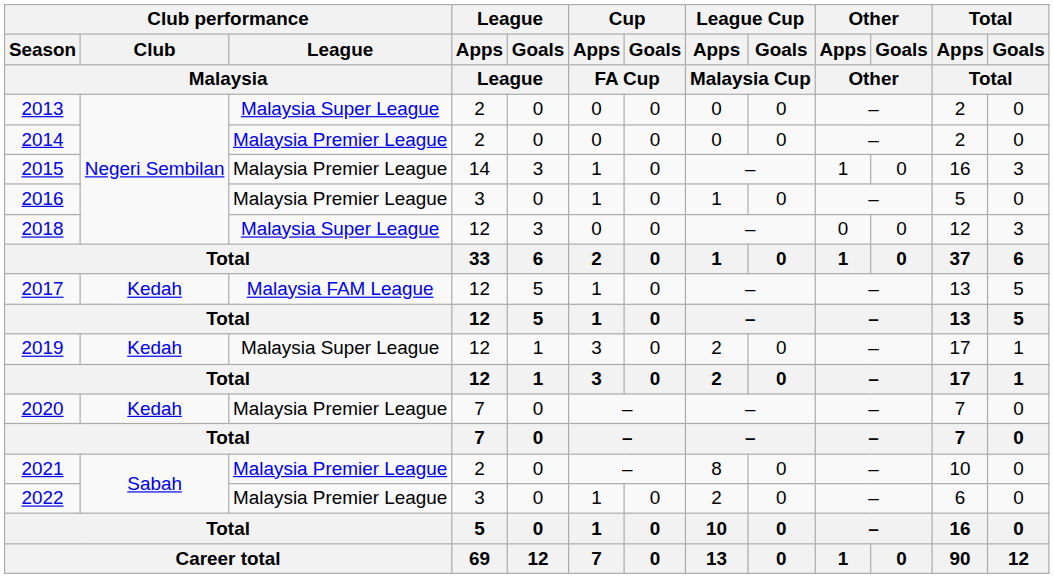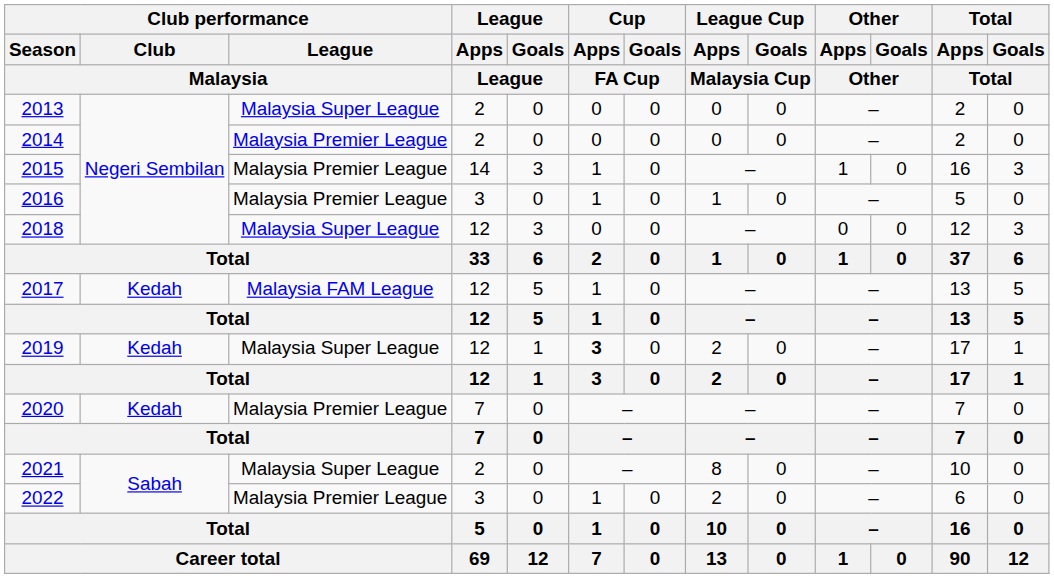(597, 348) normal -> (597, 348) bold
(340, 468) Malaysia Premier League -> (340, 468) Malaysia Super League
